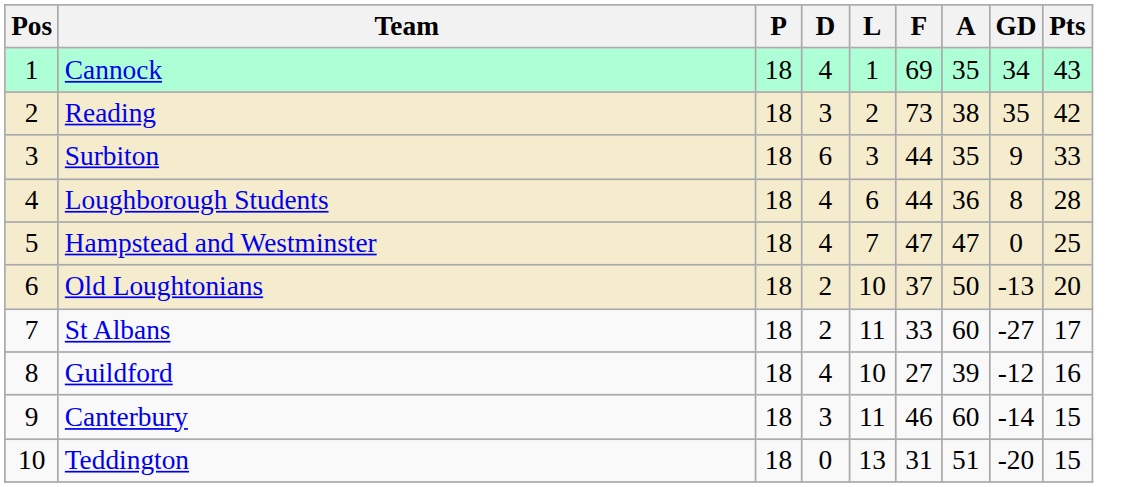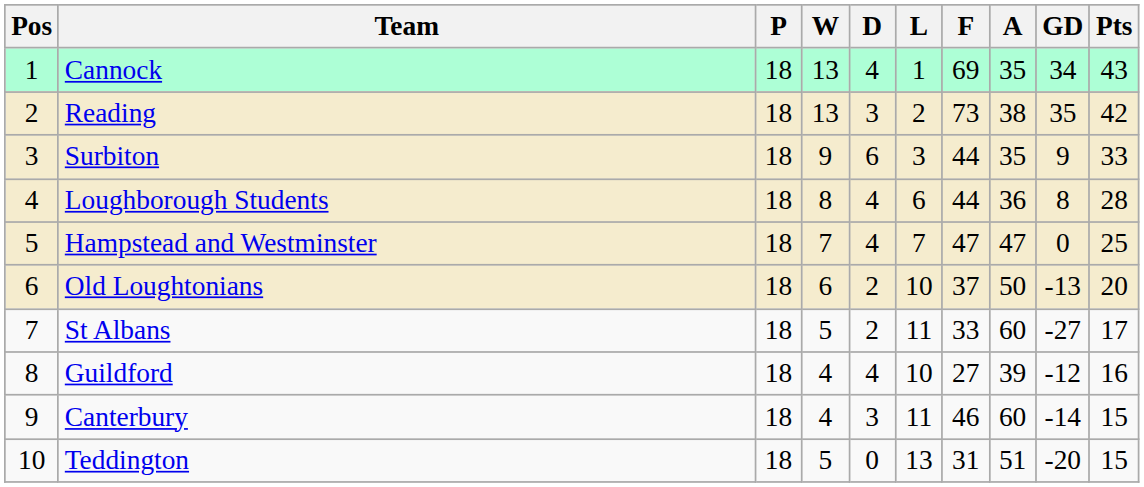+ column: (825, 26)
